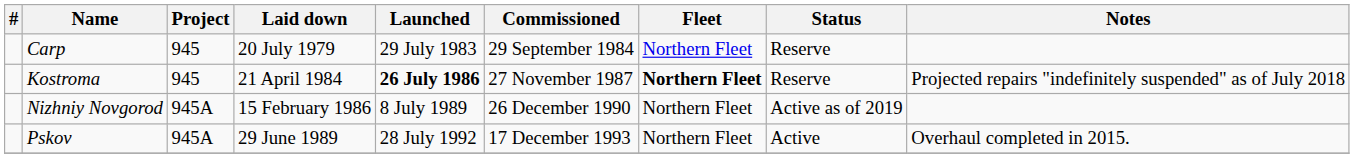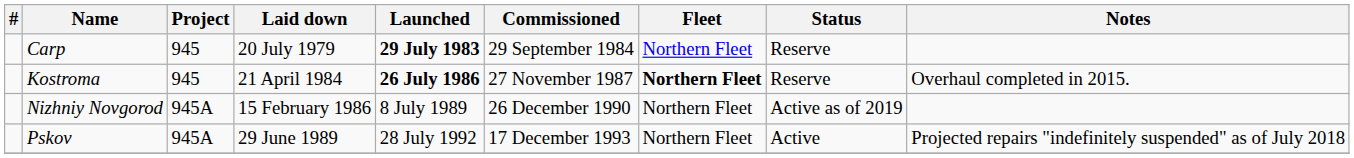(428, 49) normal -> (430, 49) bold
(1128, 78) Projected repairs "indefinitely suspended" as of July 2018 -> (1021, 78) Overhaul completed in 2015.
(1021, 138) Overhaul completed in 2015. -> (1128, 138) Projected repairs "indefinitely suspended" as of July 2018
